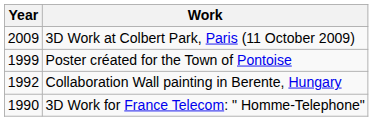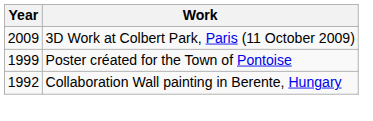- row: (205, 104)
